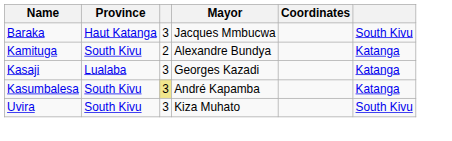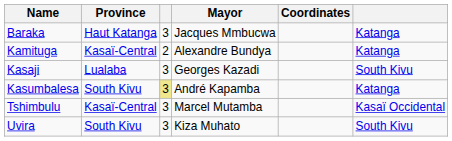(384, 32) South Kivu -> (378, 32) Katanga
(113, 51) South Kivu -> (120, 51) Kasaï-Central
(378, 70) Katanga -> (384, 70) South Kivu
+ row: (34, 107)
